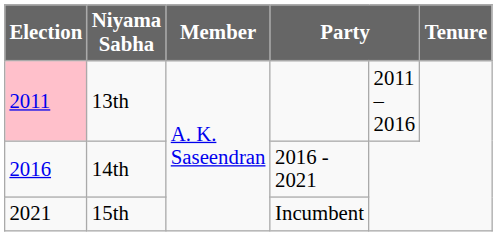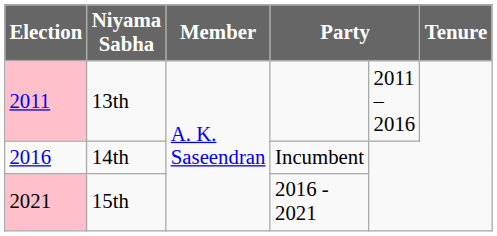(302, 168) 2016 - 2021 -> (320, 157) Incumbent
(30, 213) no background -> (30, 201) pink background
(320, 213) Incumbent -> (302, 201) 2016 - 2021
